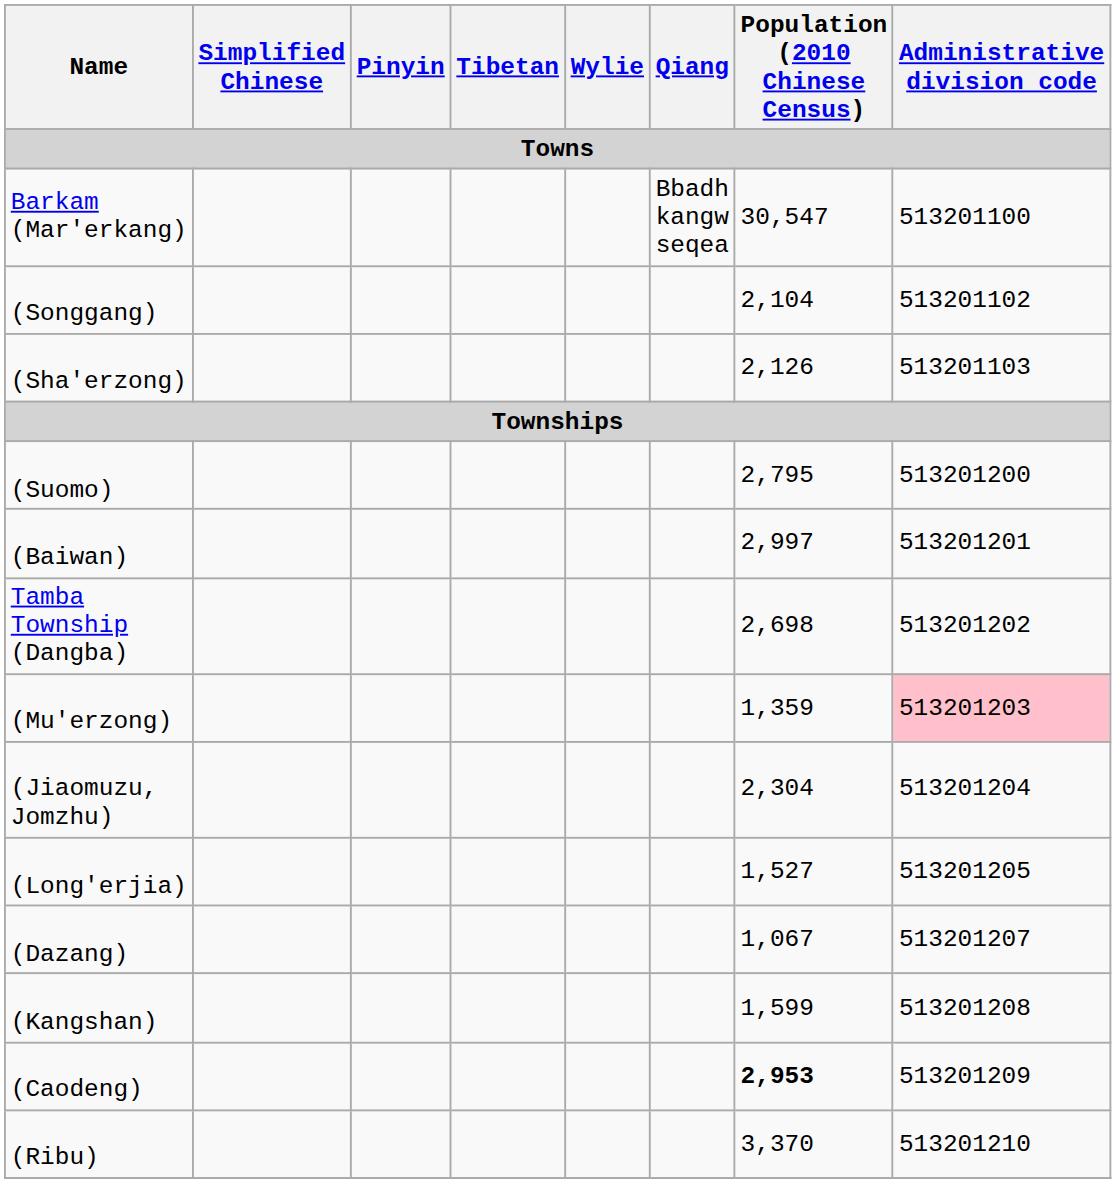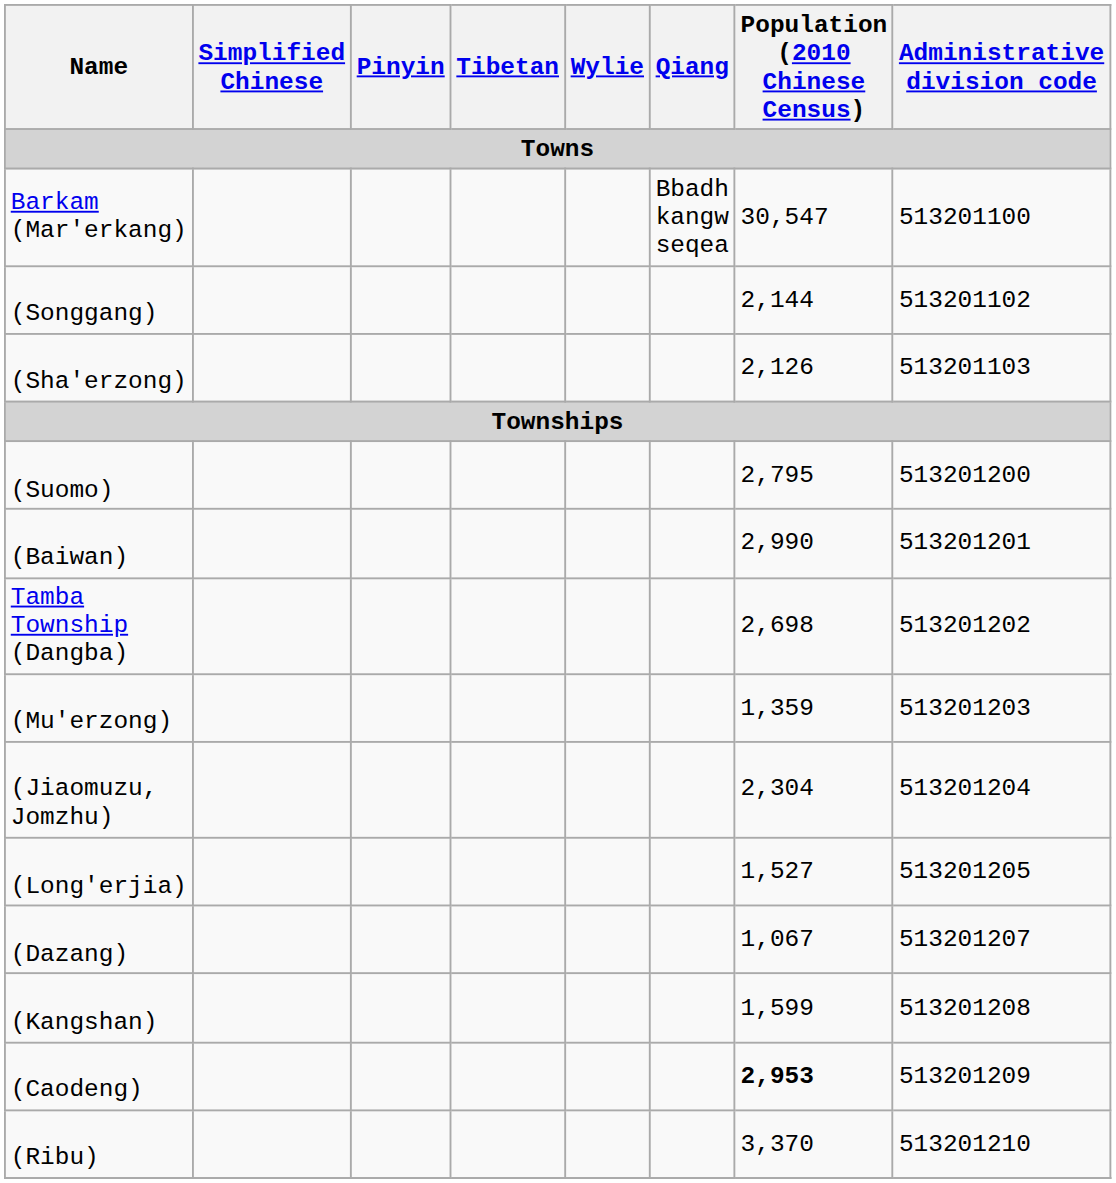(777, 299) 2,104 -> (777, 299) 2,144
(777, 543) 2,997 -> (777, 543) 2,990
(965, 708) pink background -> (965, 708) no background
